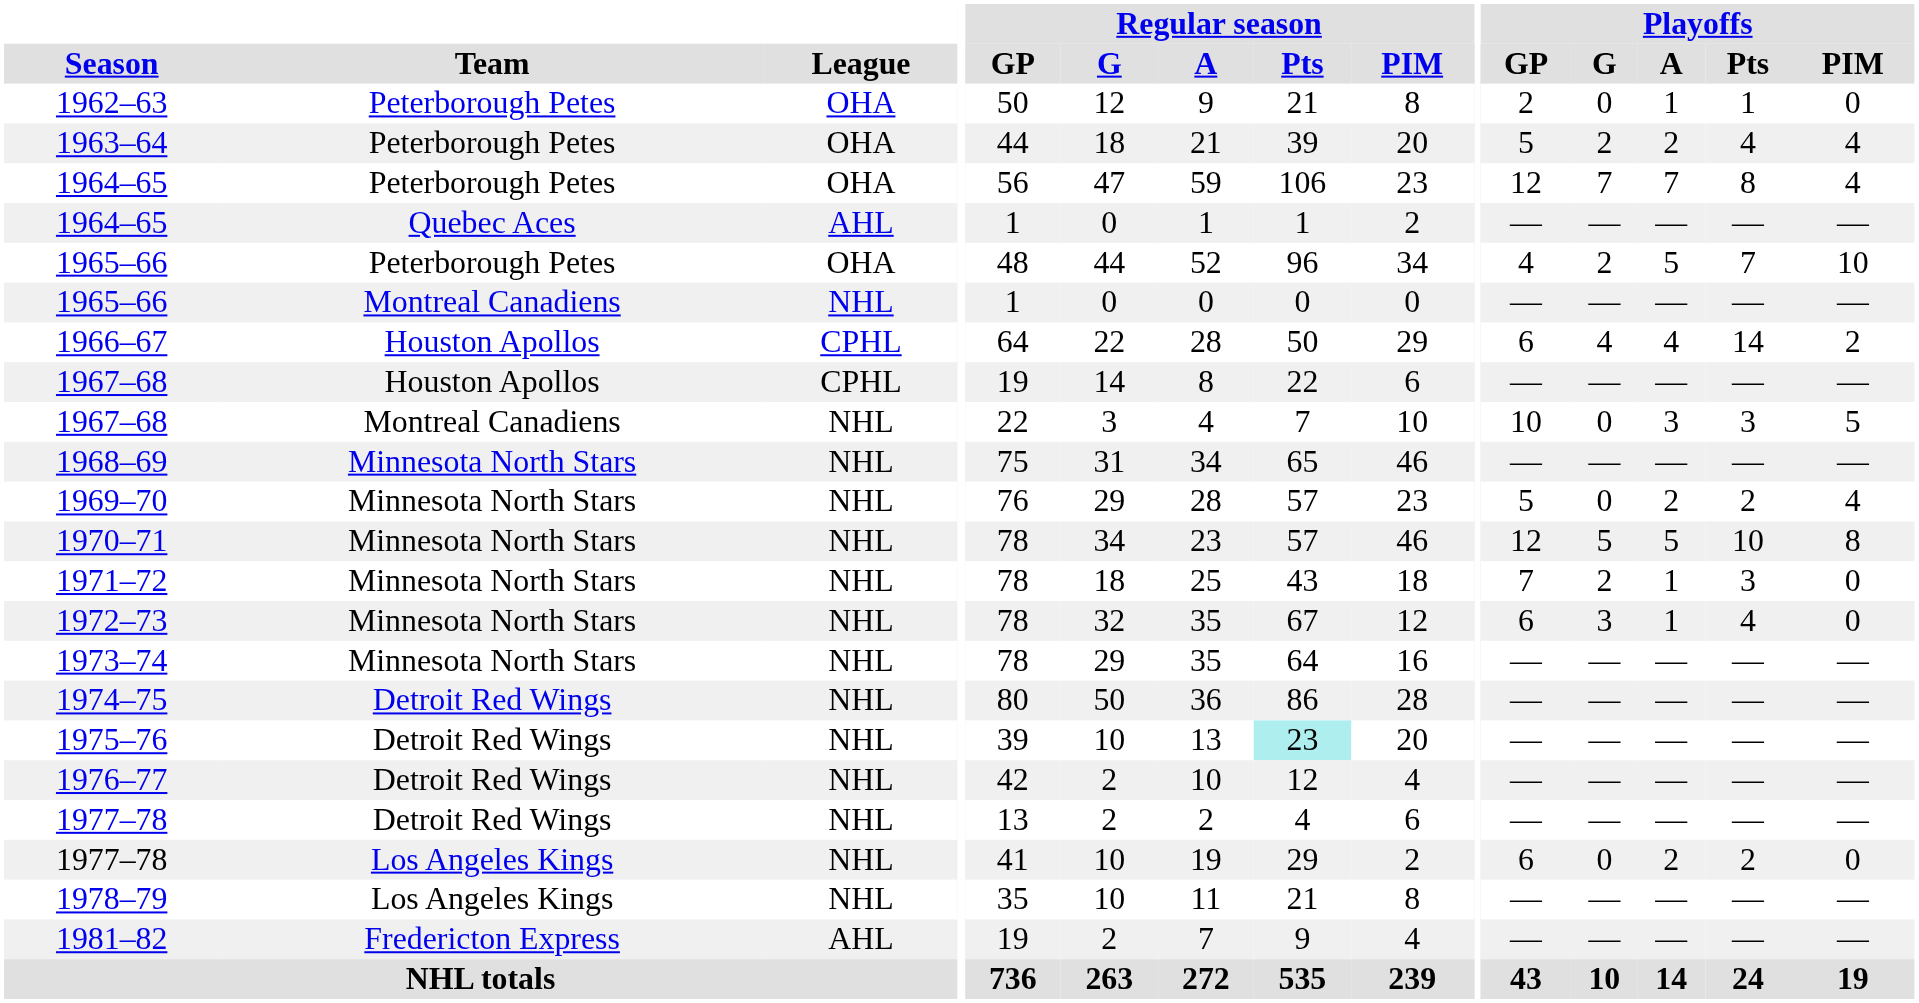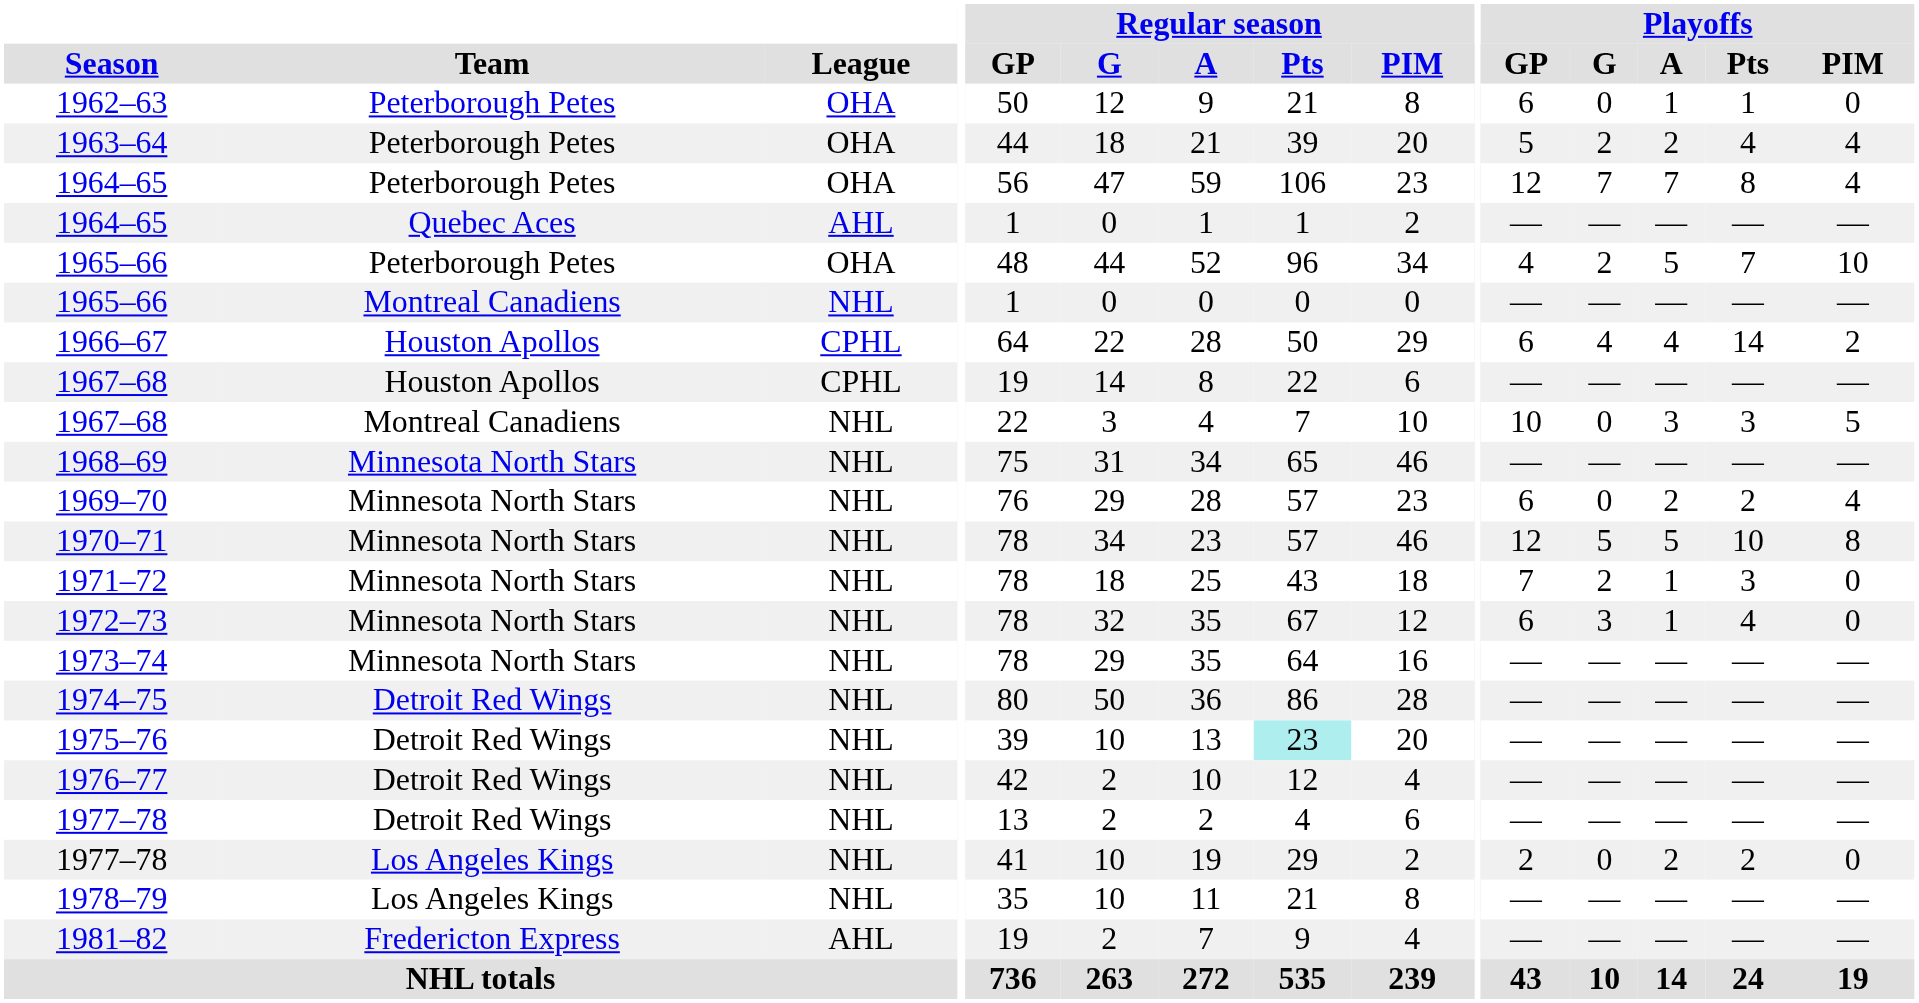(1526, 103) 2 -> (1526, 103) 6
(1526, 501) 5 -> (1526, 501) 6
(1526, 859) 6 -> (1526, 859) 2
